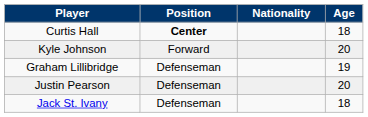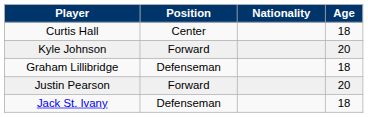(189, 31) bold -> (189, 31) normal
(344, 67) 19 -> (344, 67) 18
(189, 85) Defenseman -> (189, 85) Forward
